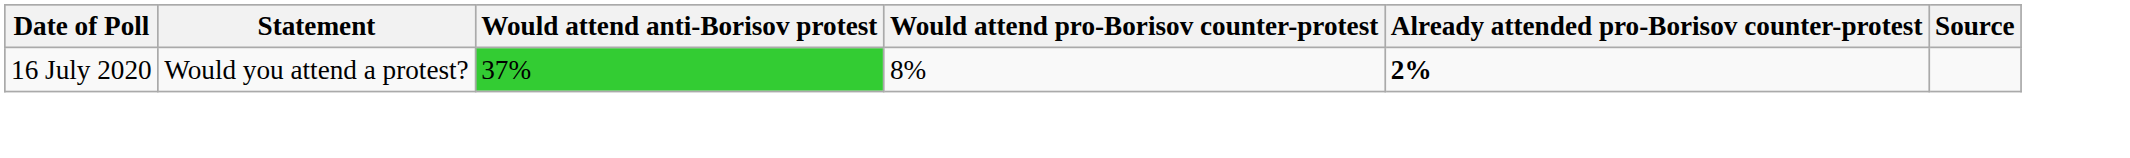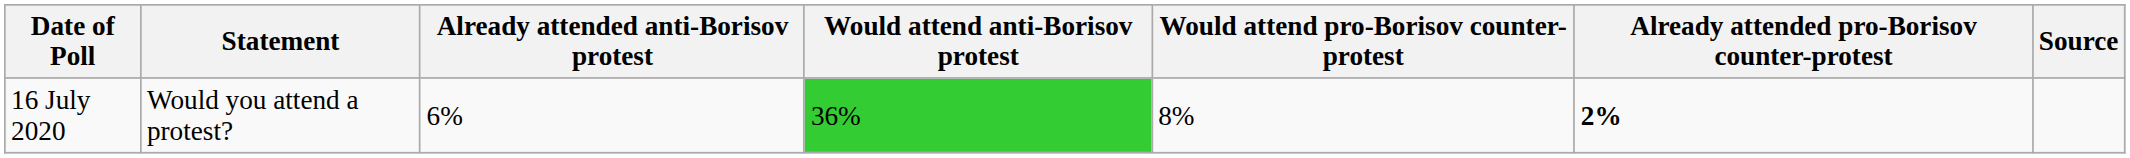+ column: (612, 41)
(506, 69) 37% -> (836, 115) 36%
